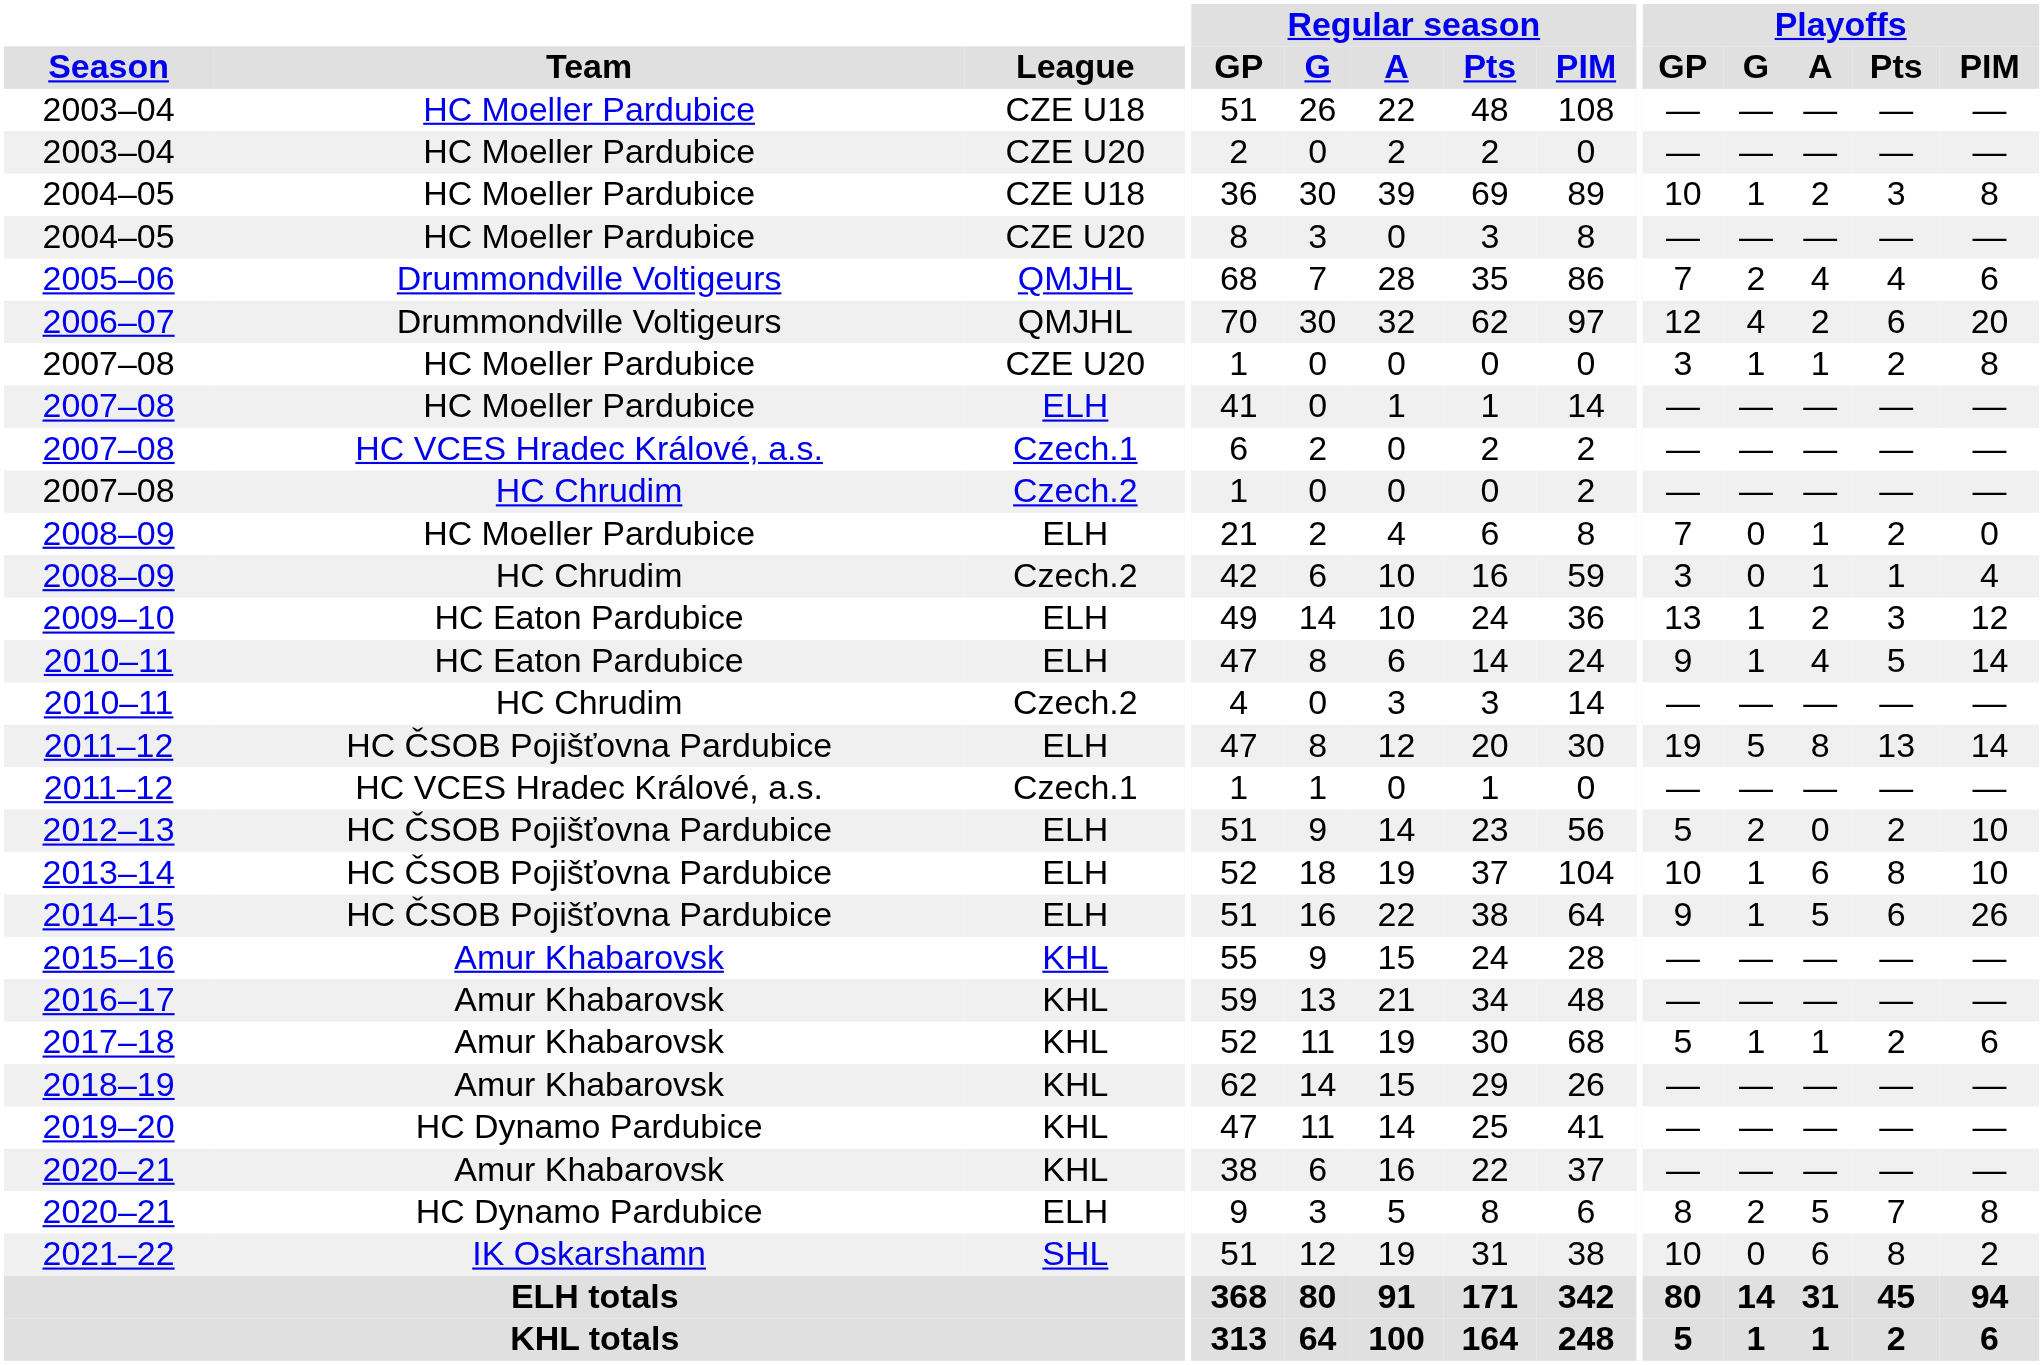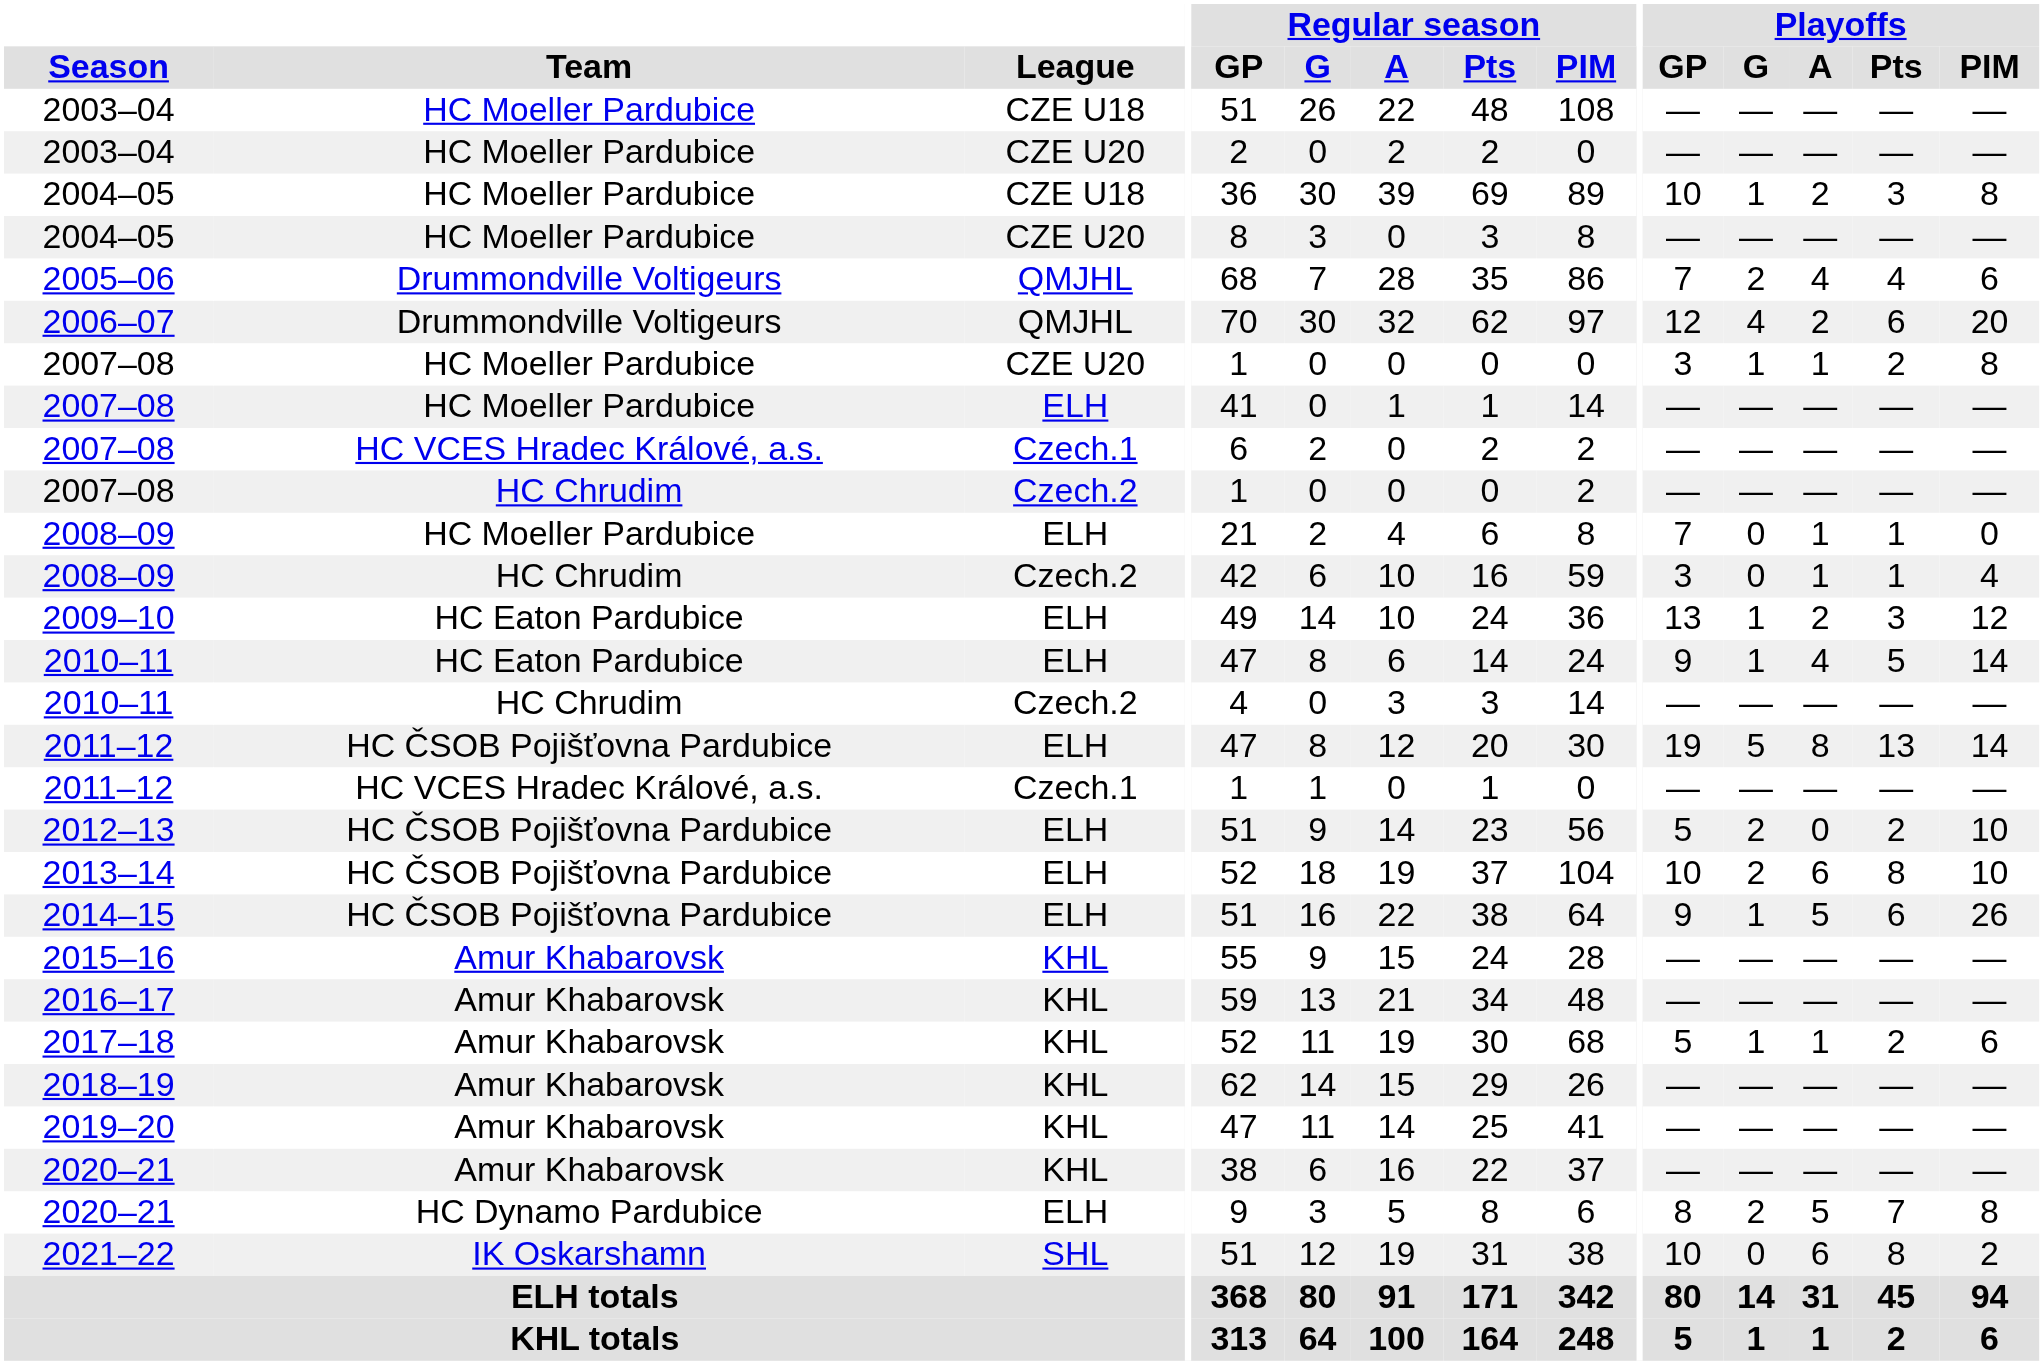(1896, 533) 2 -> (1896, 533) 1
(1756, 872) 1 -> (1756, 872) 2
(589, 1127) HC Dynamo Pardubice -> (589, 1127) Amur Khabarovsk
